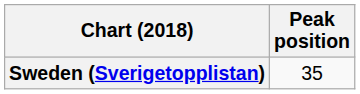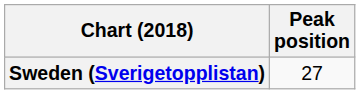(312, 72) 35 -> (312, 72) 27
